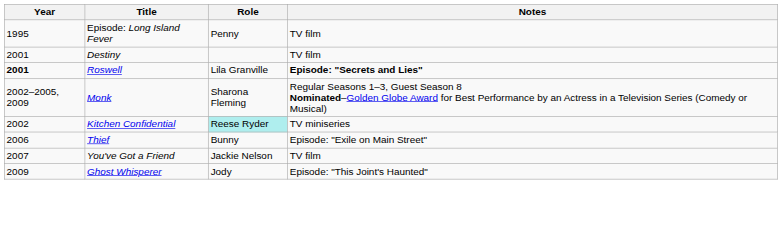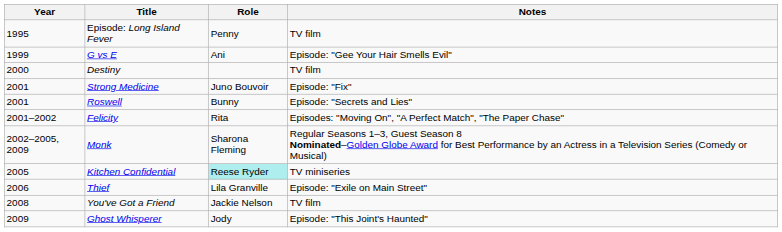+ row: (102, 54)
(18, 54) 2001 -> (18, 70) 2000
+ row: (123, 86)
(18, 70) bold -> (18, 102) normal
(239, 70) Lila Granville -> (225, 102) Bunny
(356, 70) bold -> (351, 102) normal
+ row: (103, 117)
(18, 124) 2002 -> (18, 171) 2005
(225, 140) Bunny -> (239, 187) Lila Granville
(18, 155) 2007 -> (18, 203) 2008
